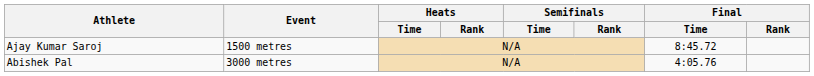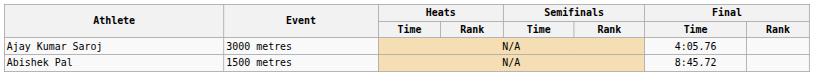(259, 46) 1500 metres -> (259, 46) 3000 metres
(696, 46) 8:45.72 -> (696, 46) 4:05.76
(259, 63) 3000 metres -> (259, 63) 1500 metres
(696, 63) 4:05.76 -> (696, 63) 8:45.72
